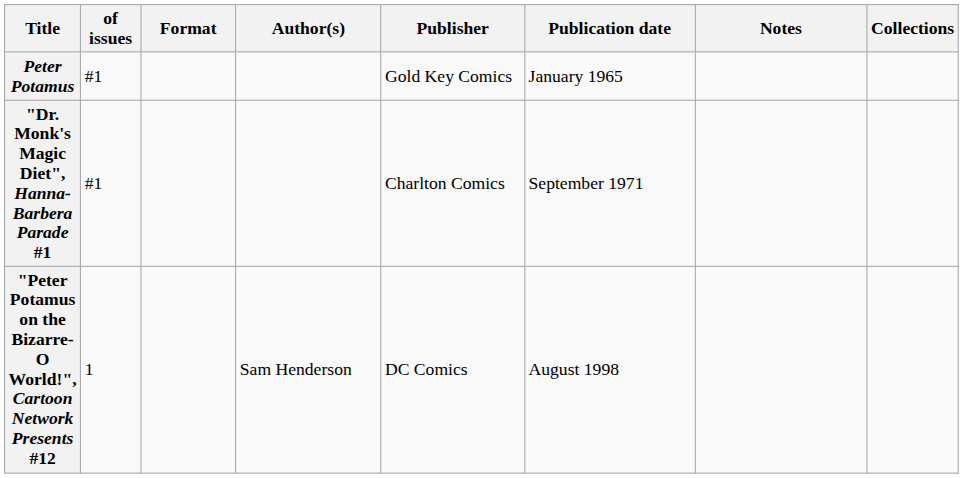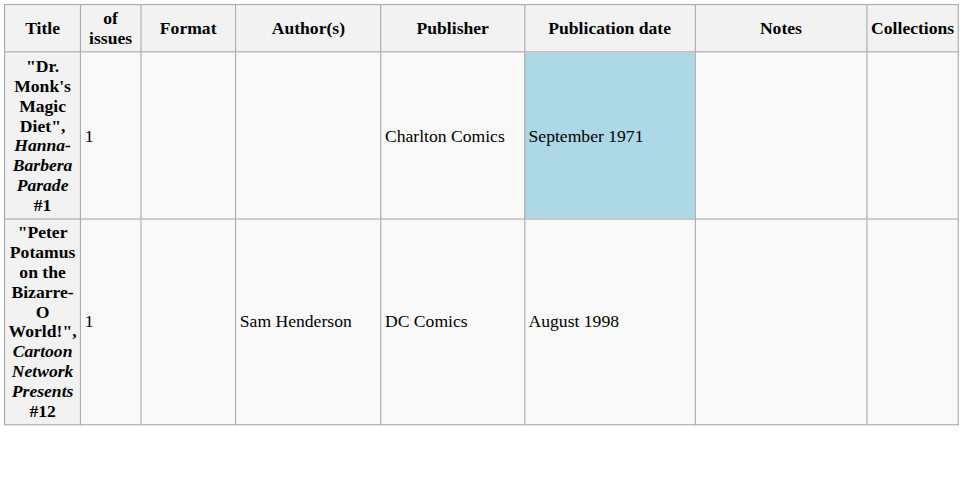- row: (43, 76)
(93, 183) #1 -> (89, 135) 1
(586, 183) no background -> (586, 135) lightblue background
